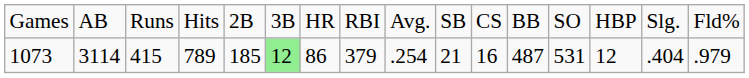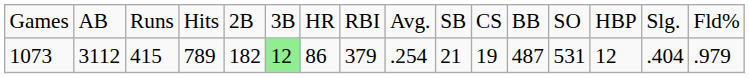(99, 55) 3114 -> (99, 55) 3112
(245, 55) 185 -> (245, 55) 182
(487, 55) 16 -> (487, 55) 19
